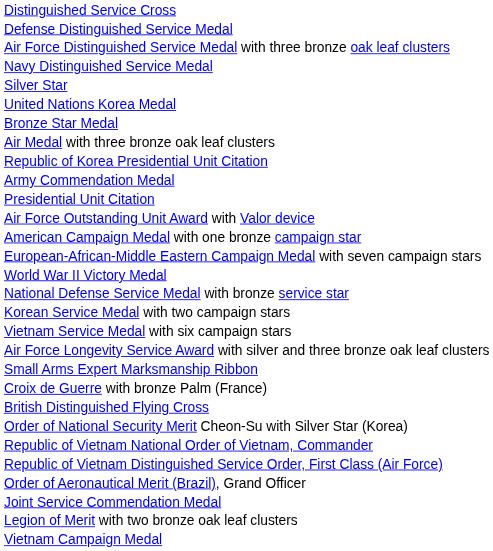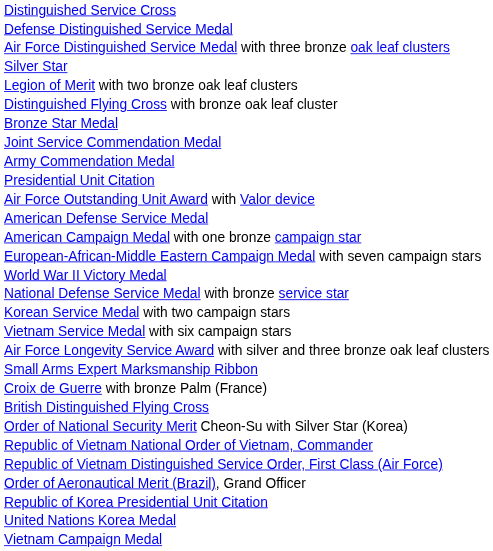- row: (108, 67)
rows swapped: (151, 521) <-> (90, 104)
+ row: (171, 104)
- row: (139, 142)
rows swapped: (113, 502) <-> (136, 161)
+ row: (106, 218)
